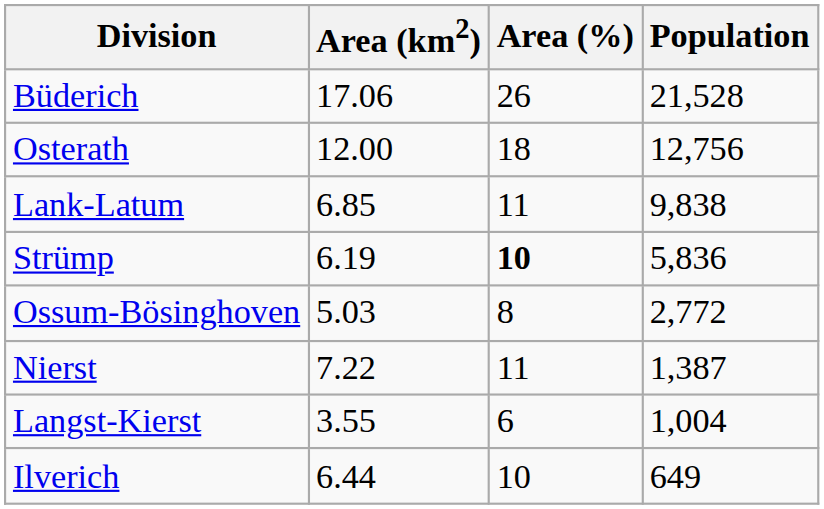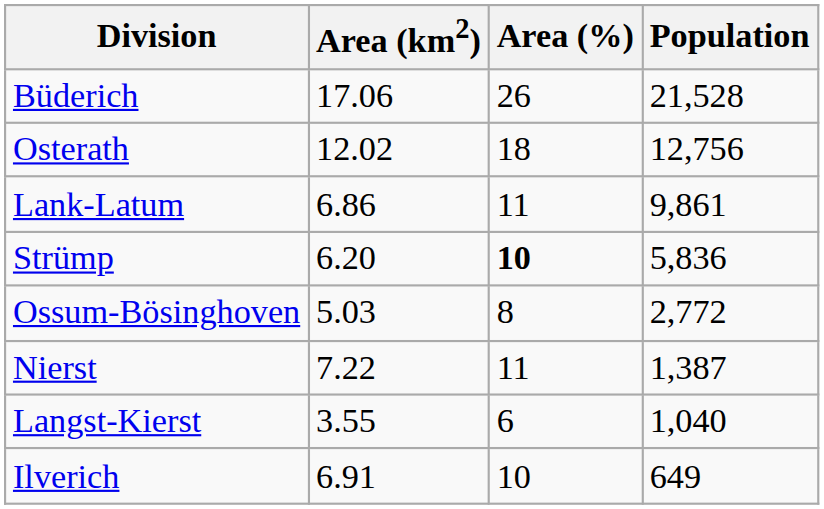(355, 149) 12.00 -> (355, 149) 12.02
(346, 203) 6.85 -> (346, 203) 6.86
(688, 203) 9,838 -> (688, 203) 9,861
(346, 258) 6.19 -> (346, 258) 6.20
(688, 421) 1,004 -> (688, 421) 1,040
(346, 475) 6.44 -> (346, 475) 6.91
